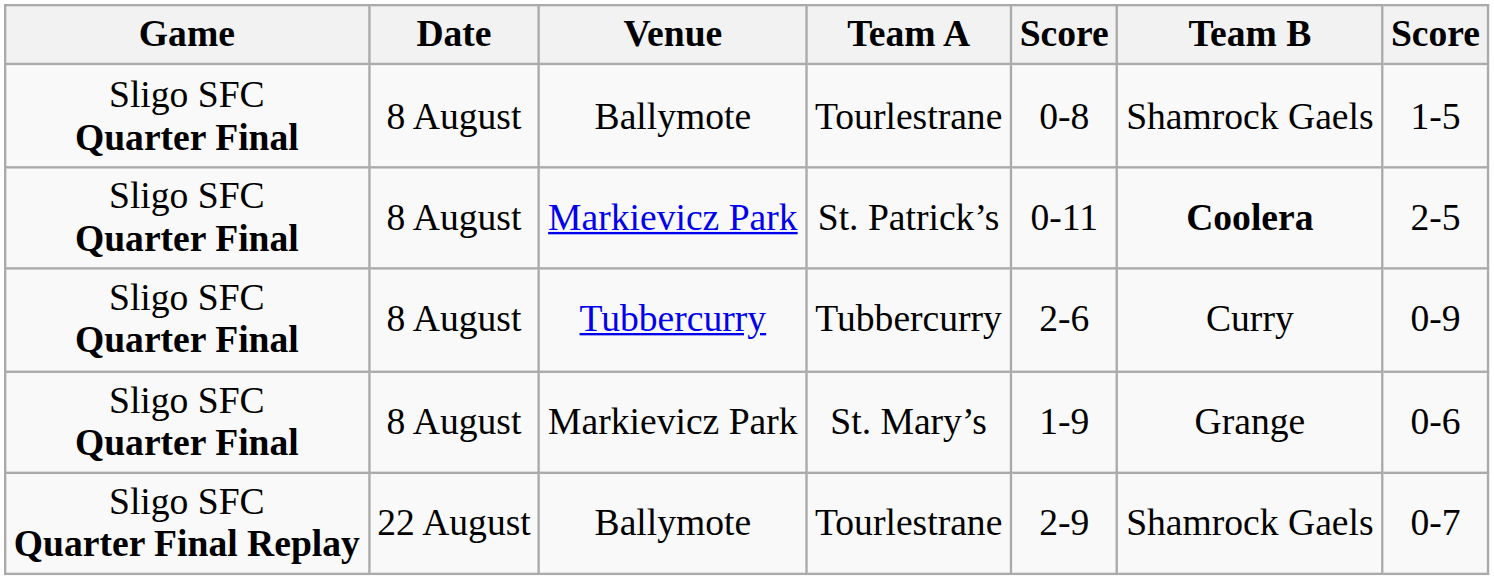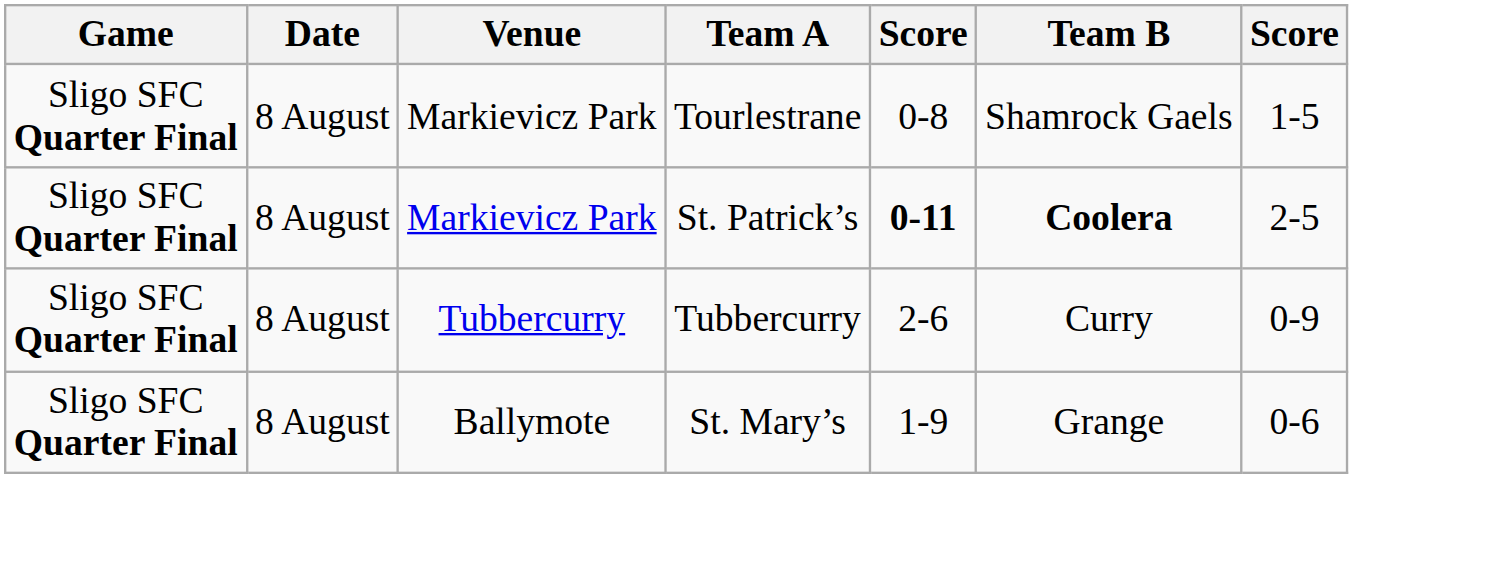(673, 115) Ballymote -> (532, 115) Markievicz Park
(1064, 217) normal -> (923, 217) bold
(673, 420) Markievicz Park -> (532, 420) Ballymote
- row: (187, 522)
